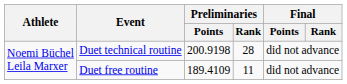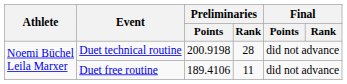(209, 70) 189.4109 -> (209, 70) 189.4106
